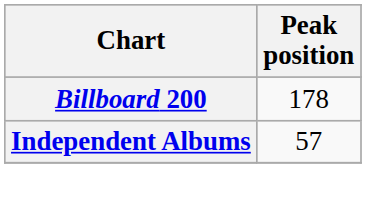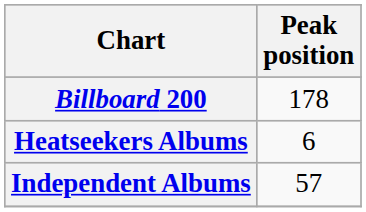+ row: (131, 141)
